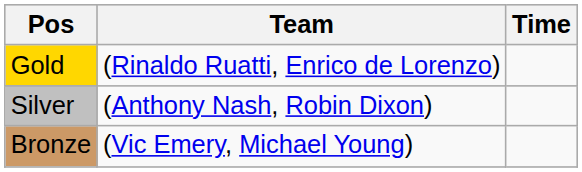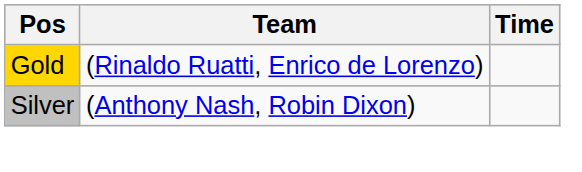- row: (51, 145)
